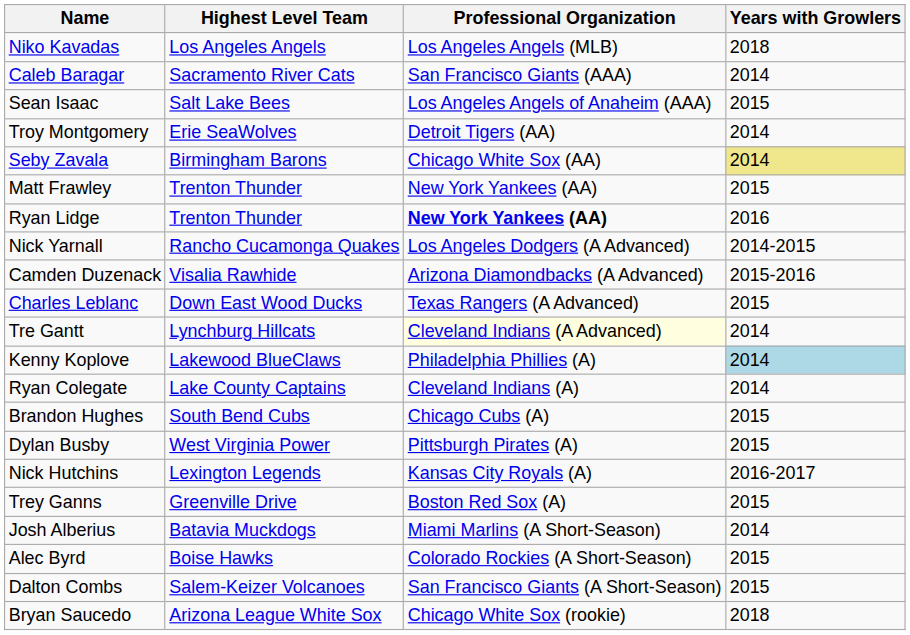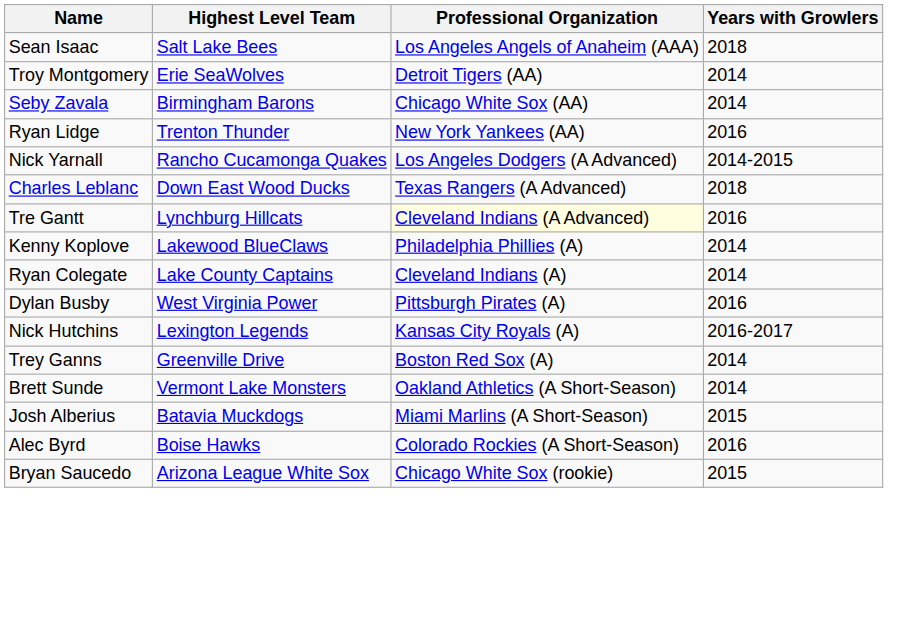- row: (64, 47)
- row: (66, 75)
(750, 103) 2015 -> (727, 47) 2018
(750, 160) khaki background -> (727, 103) no background
- row: (60, 189)
(507, 217) bold -> (490, 132) normal
- row: (85, 274)
(750, 302) 2015 -> (727, 189) 2018
(750, 331) 2014 -> (727, 217) 2016
(750, 359) lightblue background -> (727, 246) no background
- row: (76, 416)
(750, 445) 2015 -> (727, 302) 2016
(750, 501) 2015 -> (727, 359) 2014
+ row: (56, 388)
(750, 530) 2014 -> (727, 416) 2015
(750, 558) 2015 -> (727, 445) 2016
- row: (65, 587)
(750, 615) 2018 -> (727, 473) 2015
